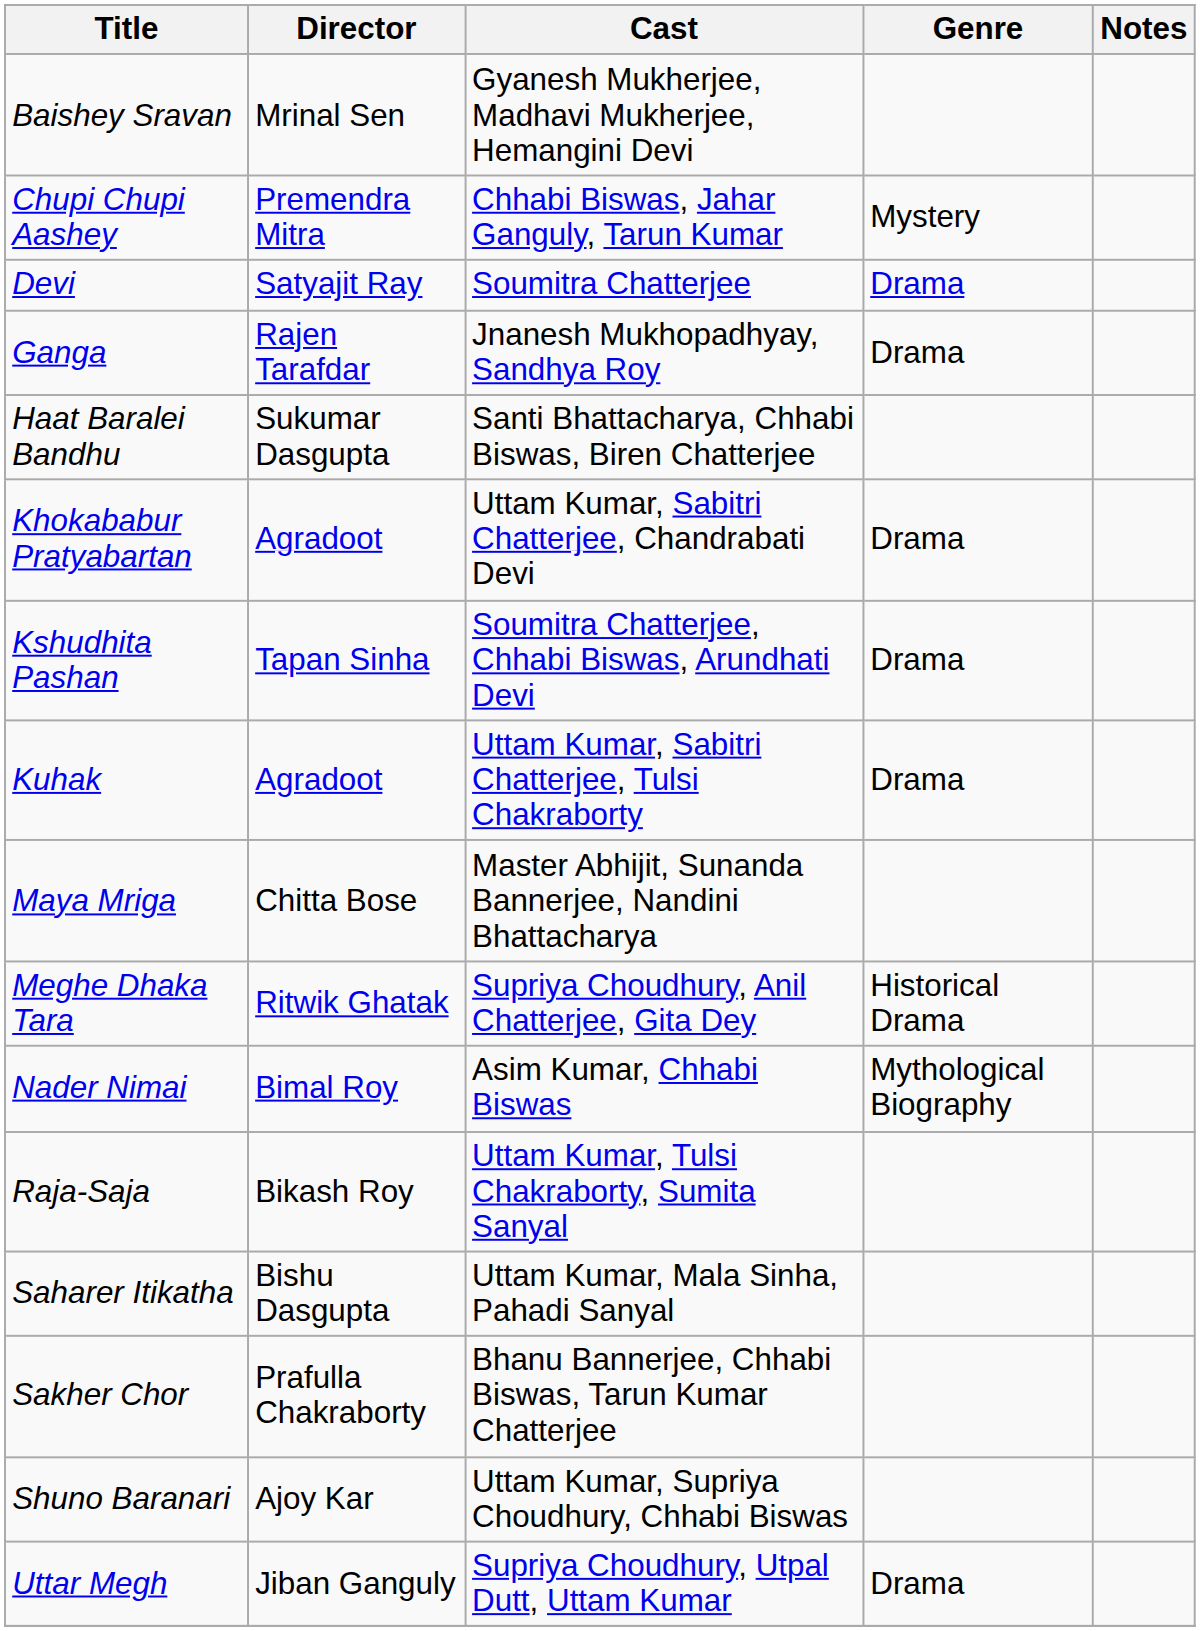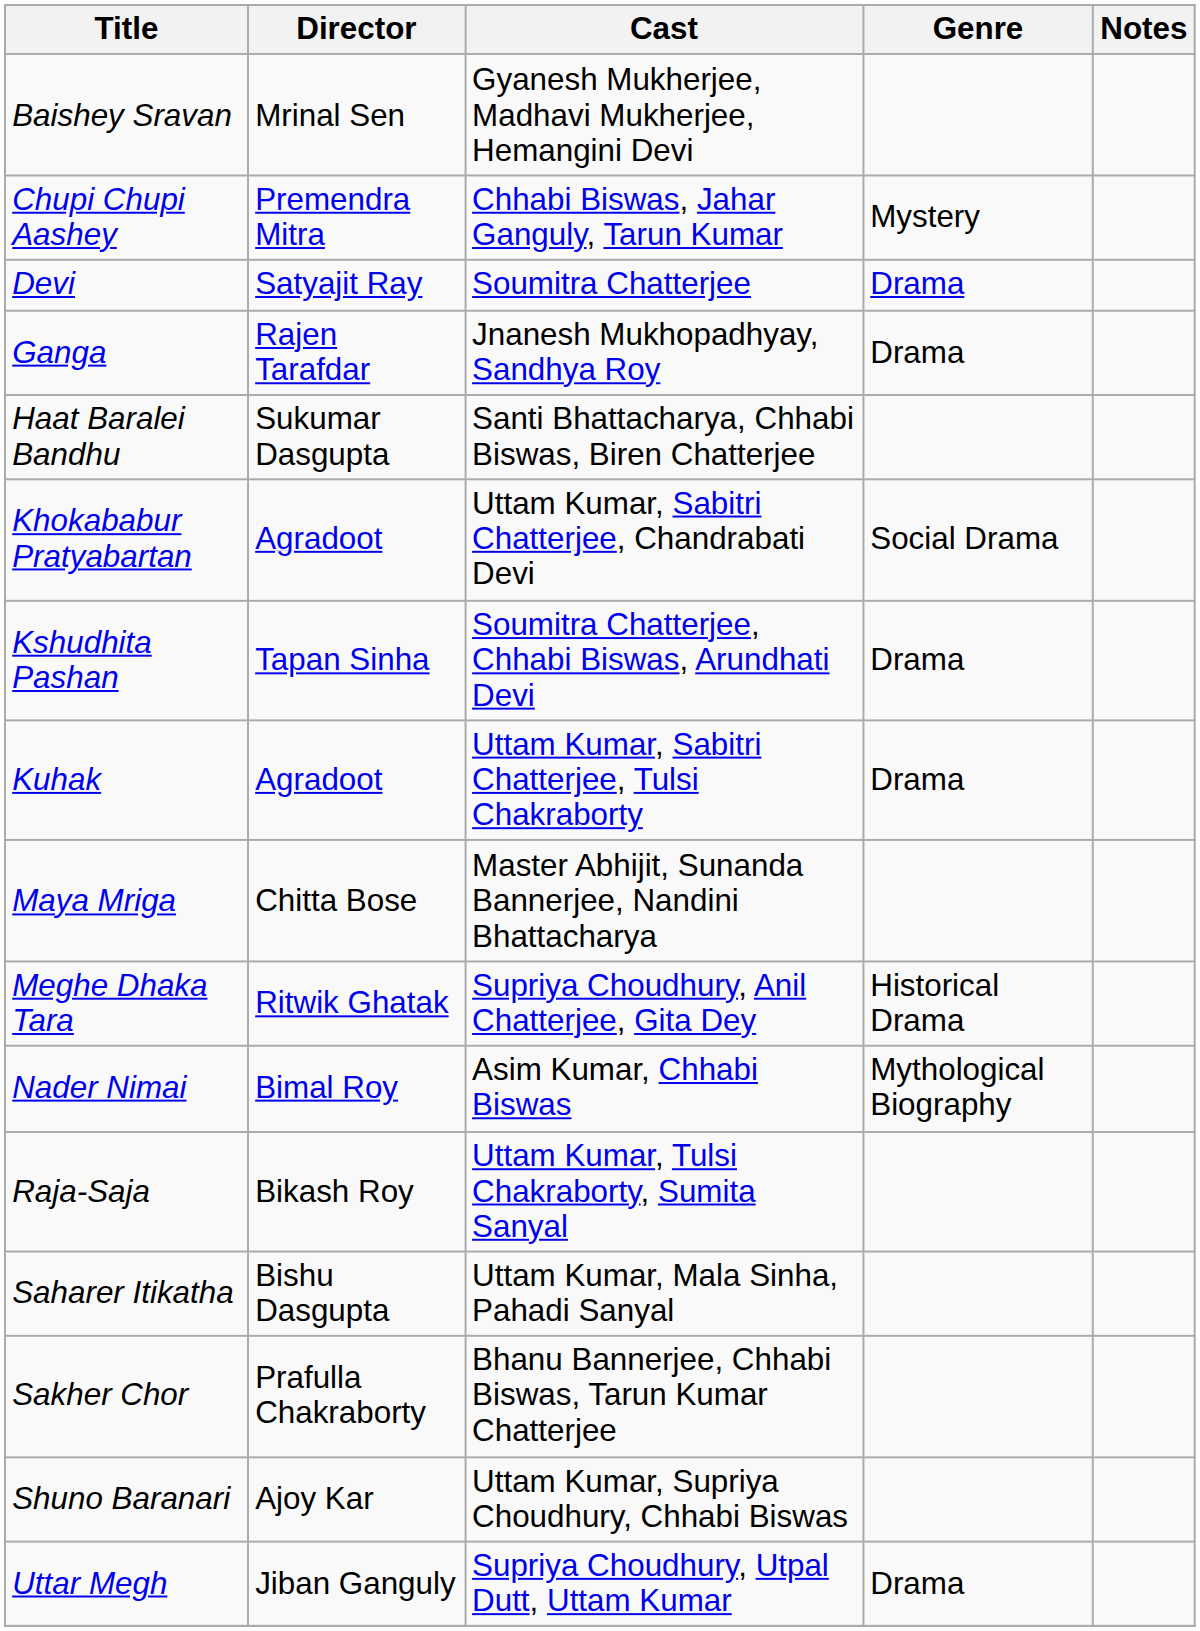(917, 539) Drama -> (964, 539) Social Drama
